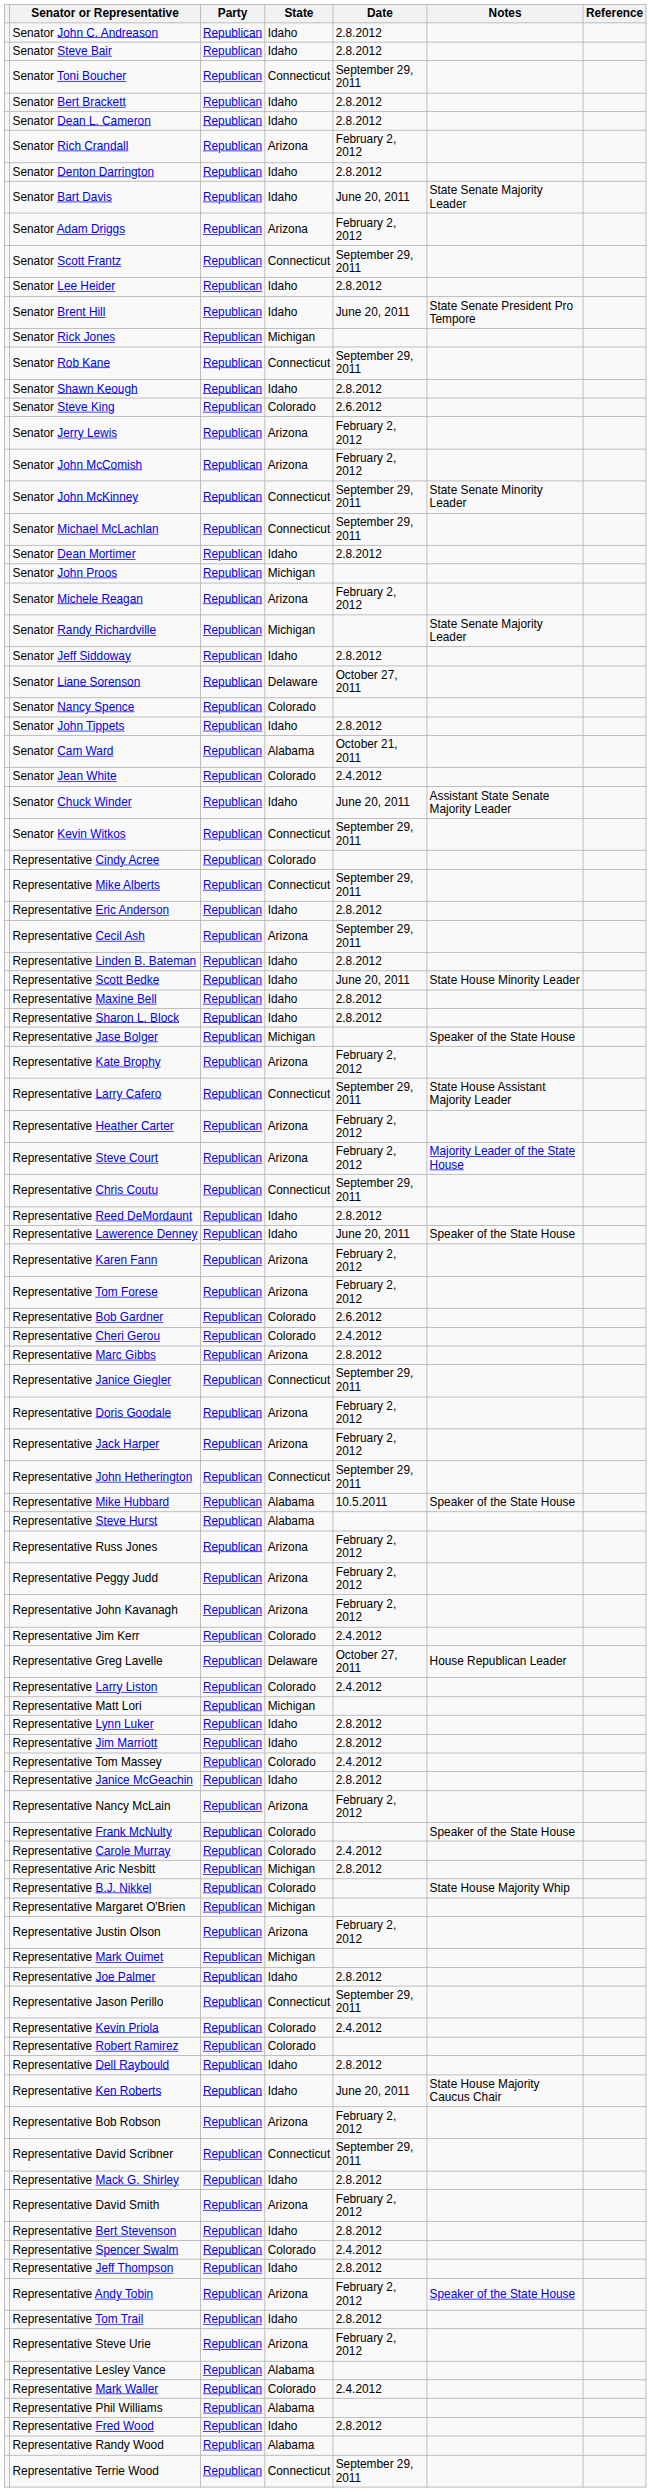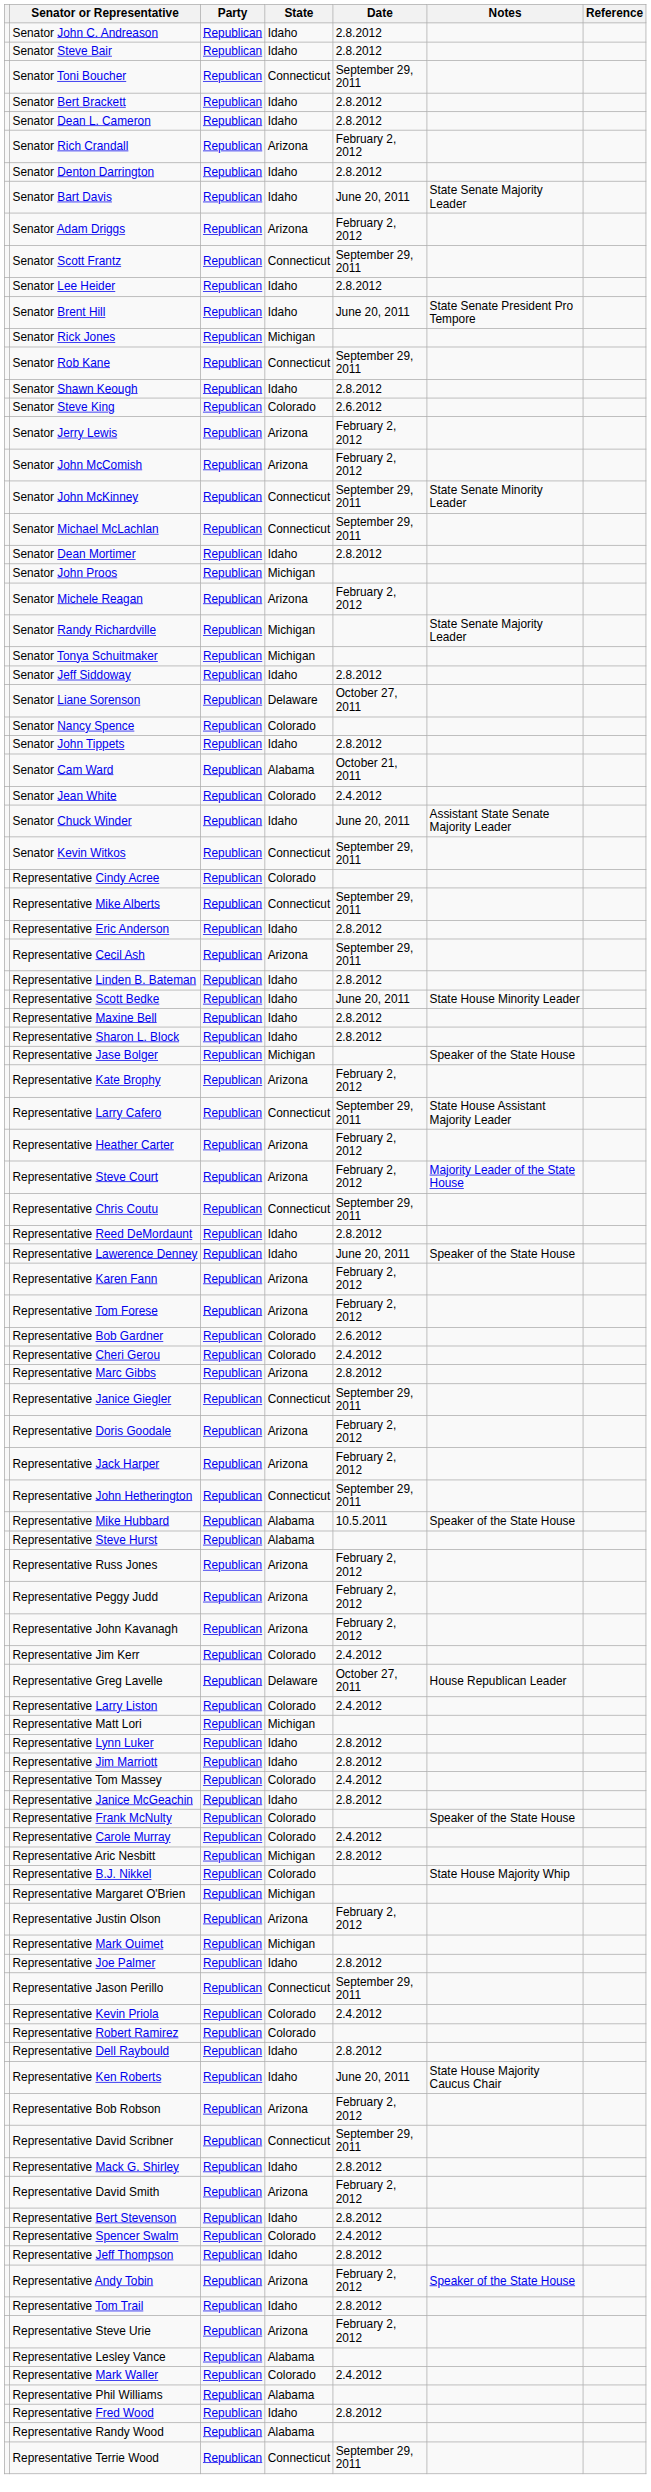+ row: (85, 656)
- row: (92, 1806)
